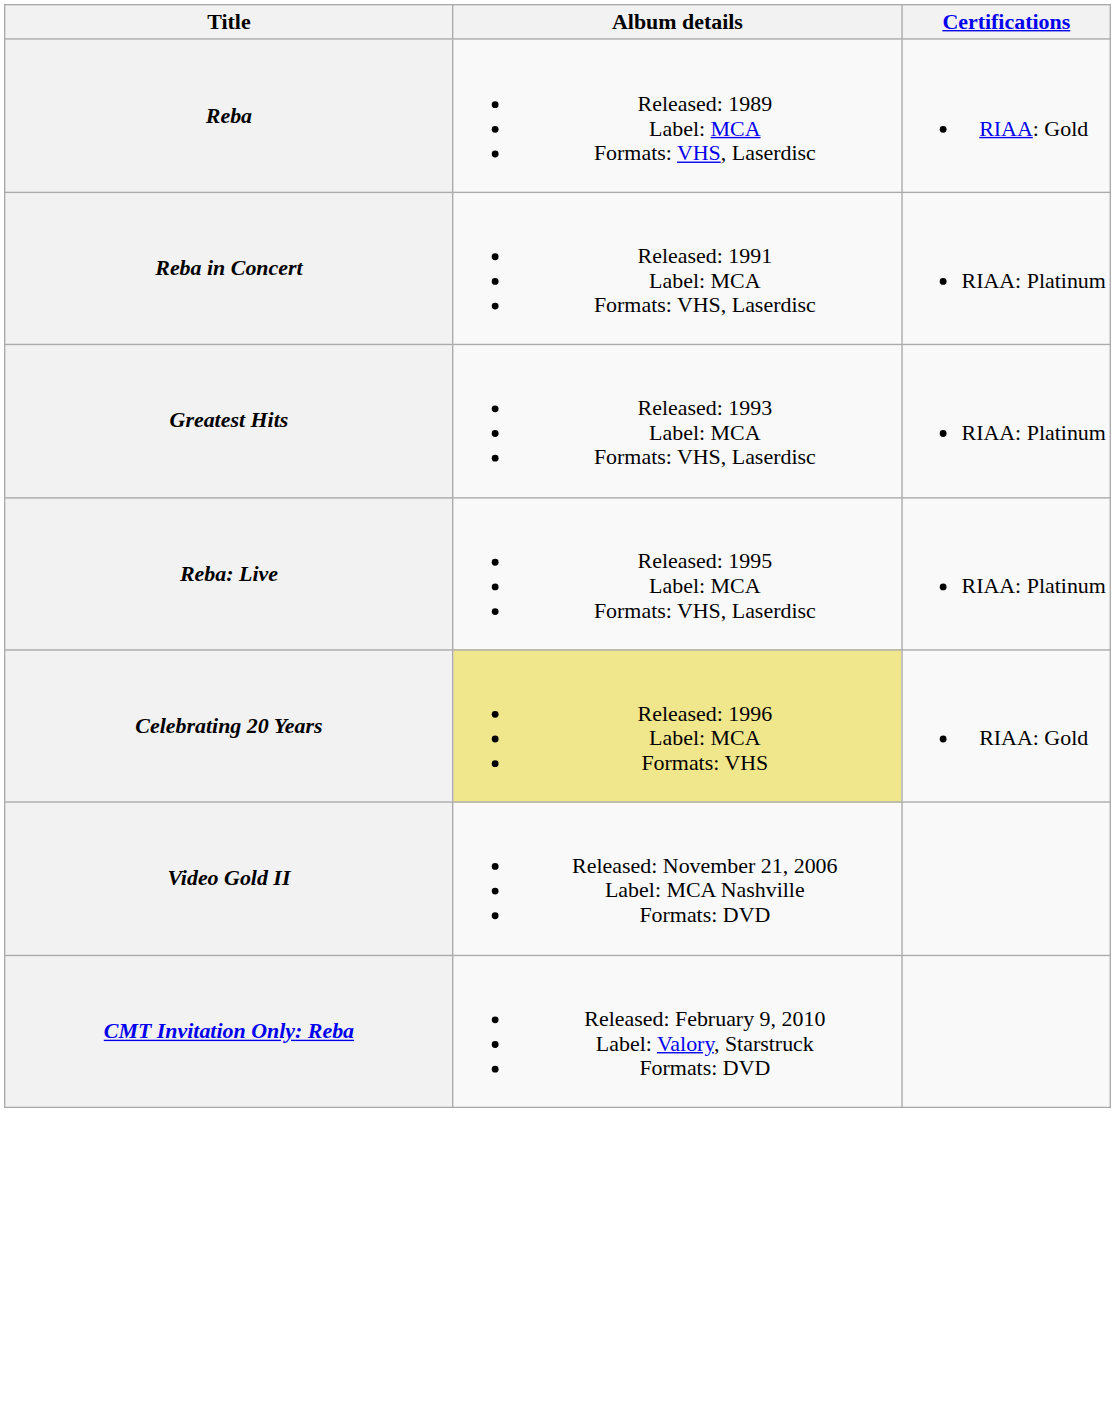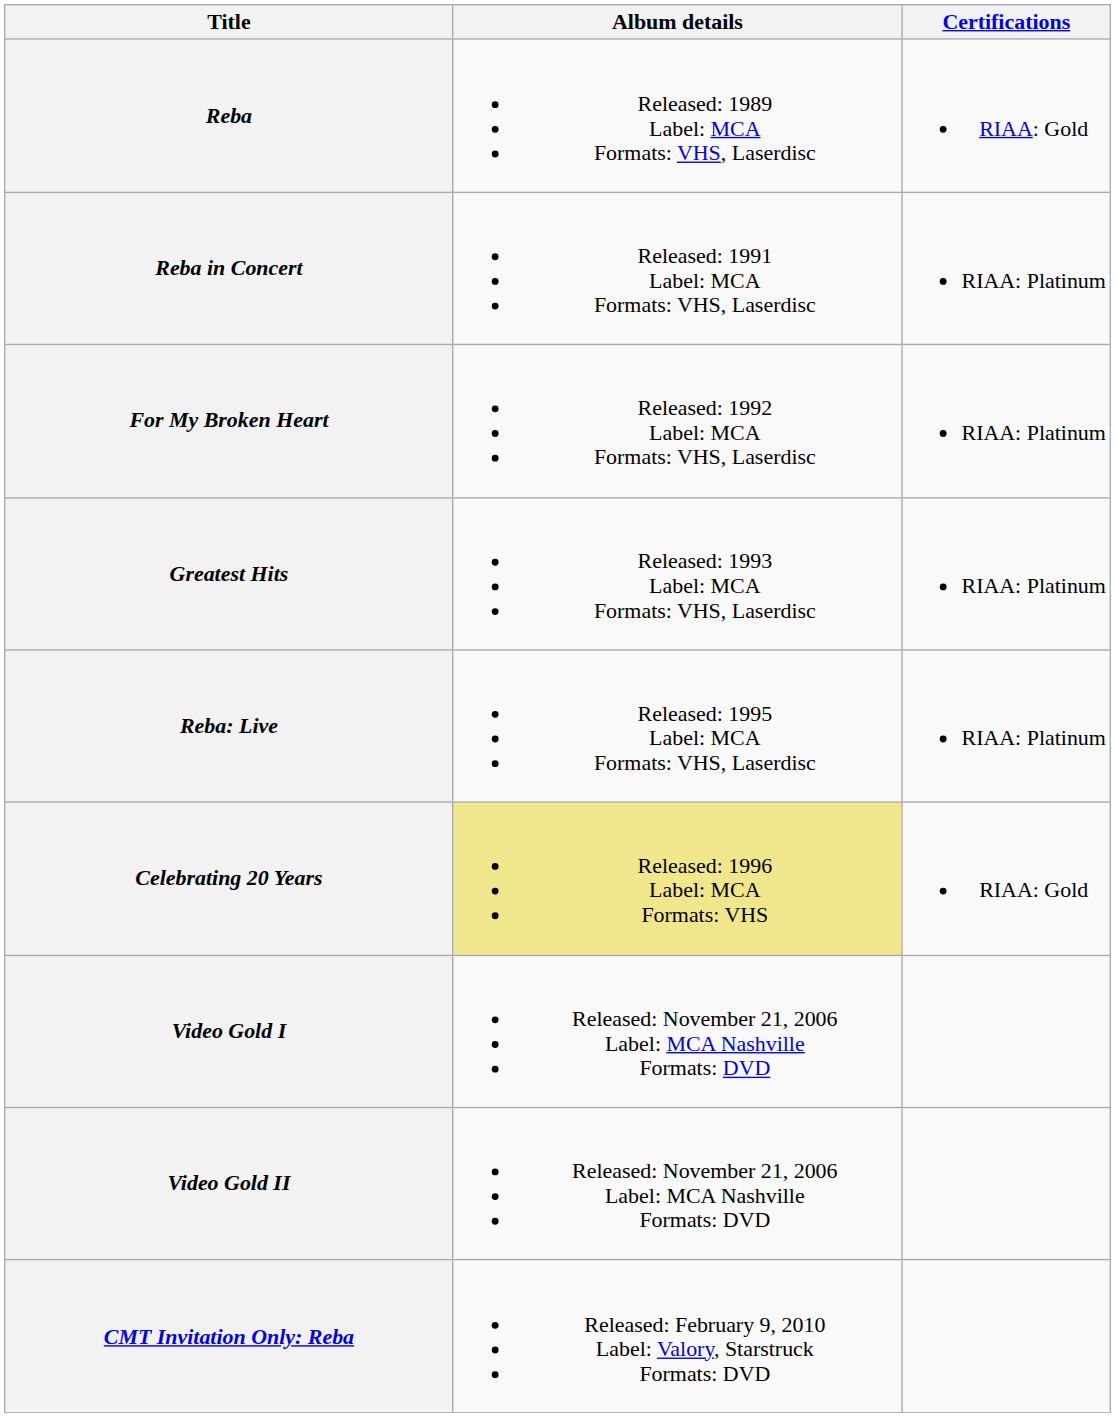+ row: (229, 420)
+ row: (229, 1031)
